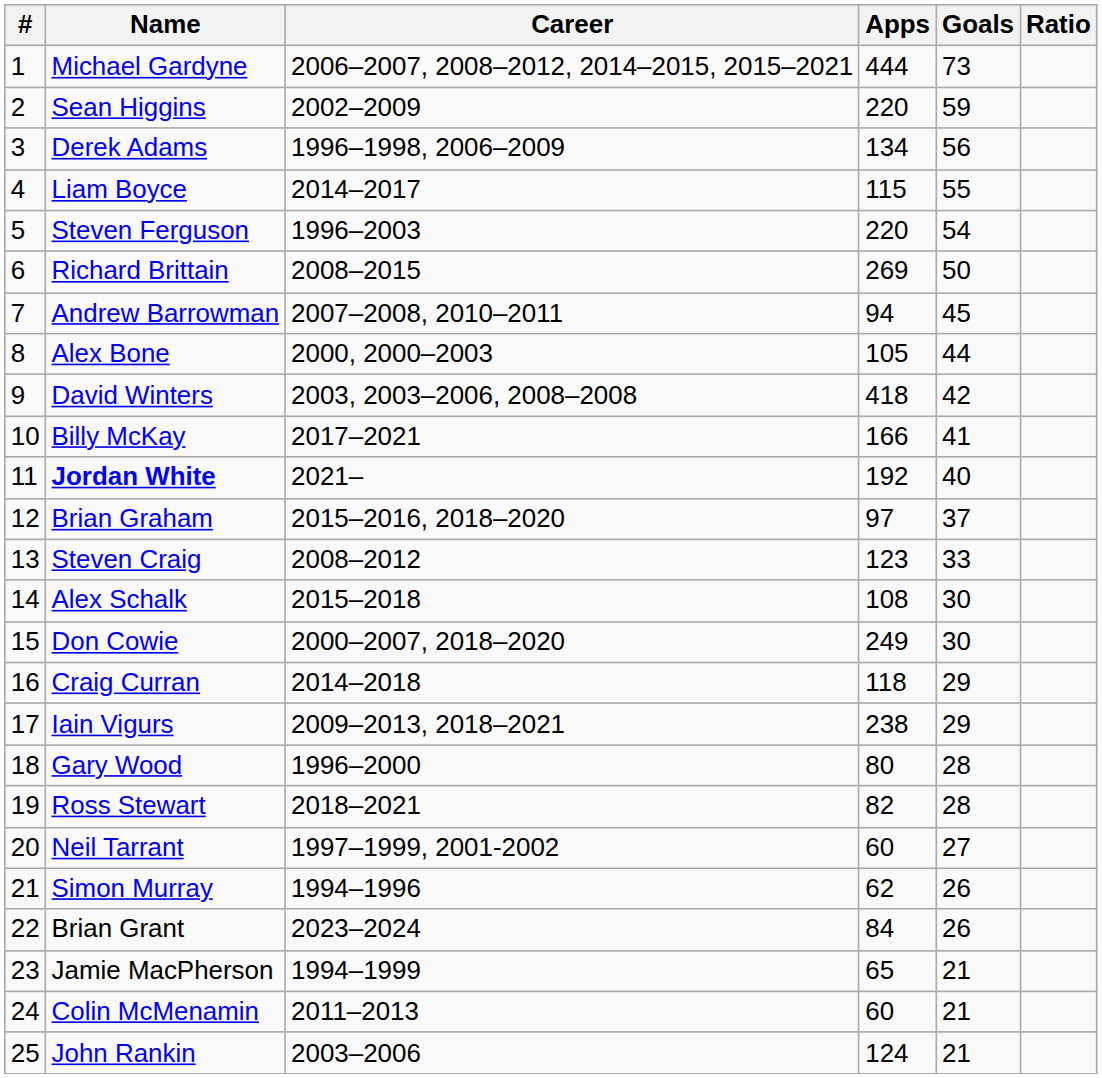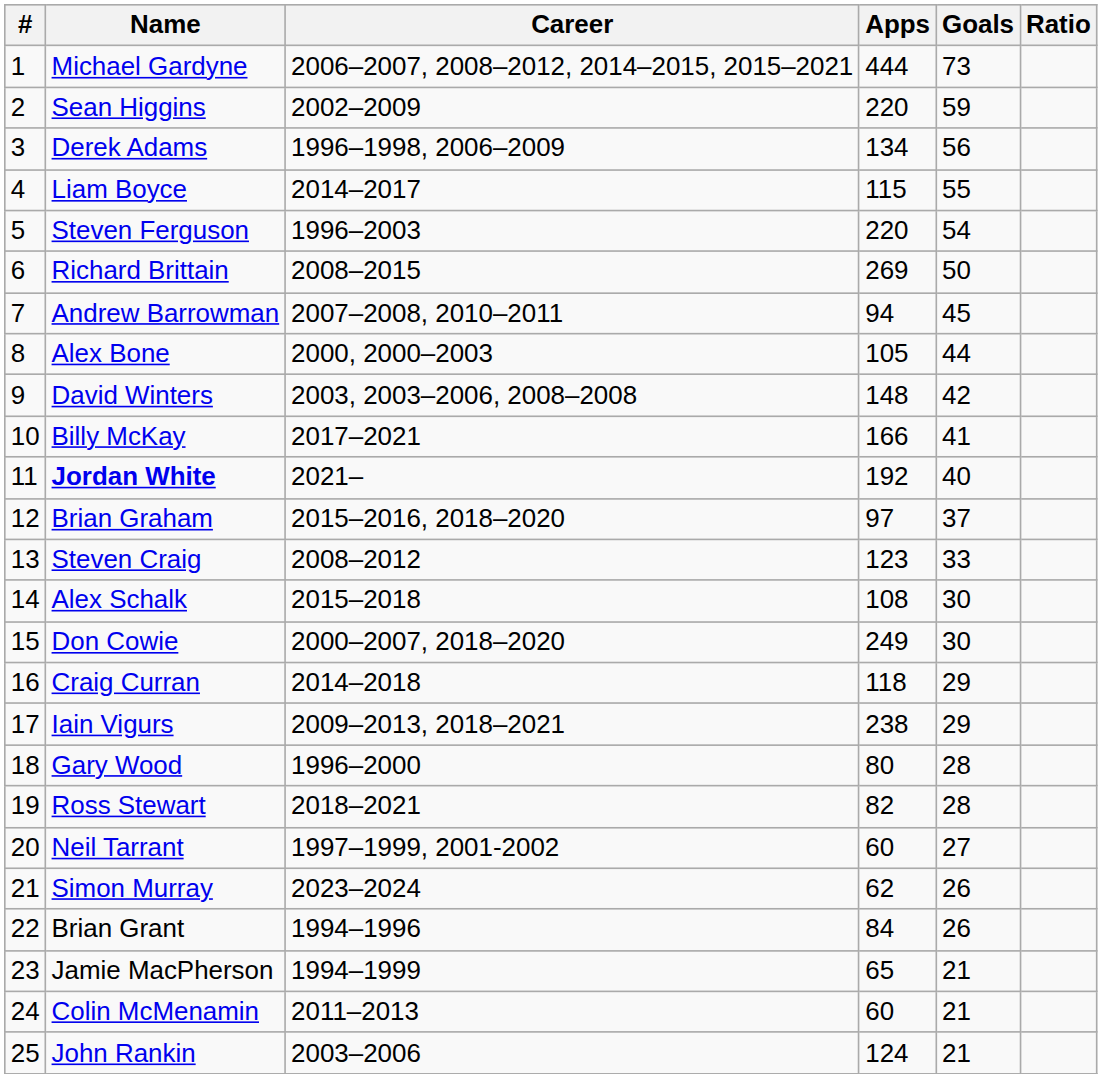(887, 395) 418 -> (887, 395) 148
(356, 888) 1994–1996 -> (356, 888) 2023–2024
(356, 929) 2023–2024 -> (356, 929) 1994–1996
